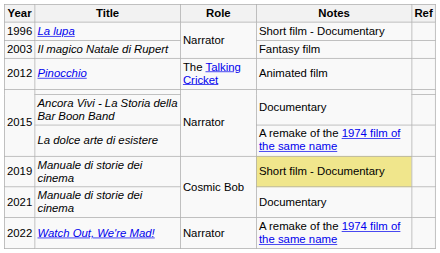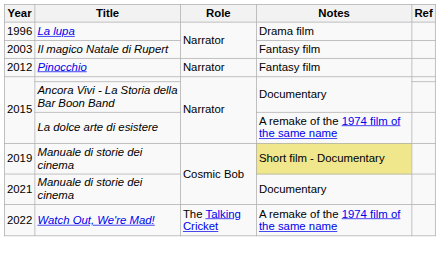(322, 31) Short film - Documentary -> (286, 31) Drama film
(212, 73) The Talking Cricket -> (204, 67) Narrator
(293, 73) Animated film -> (290, 67) Fantasy film
(204, 233) Narrator -> (212, 220) The Talking Cricket
